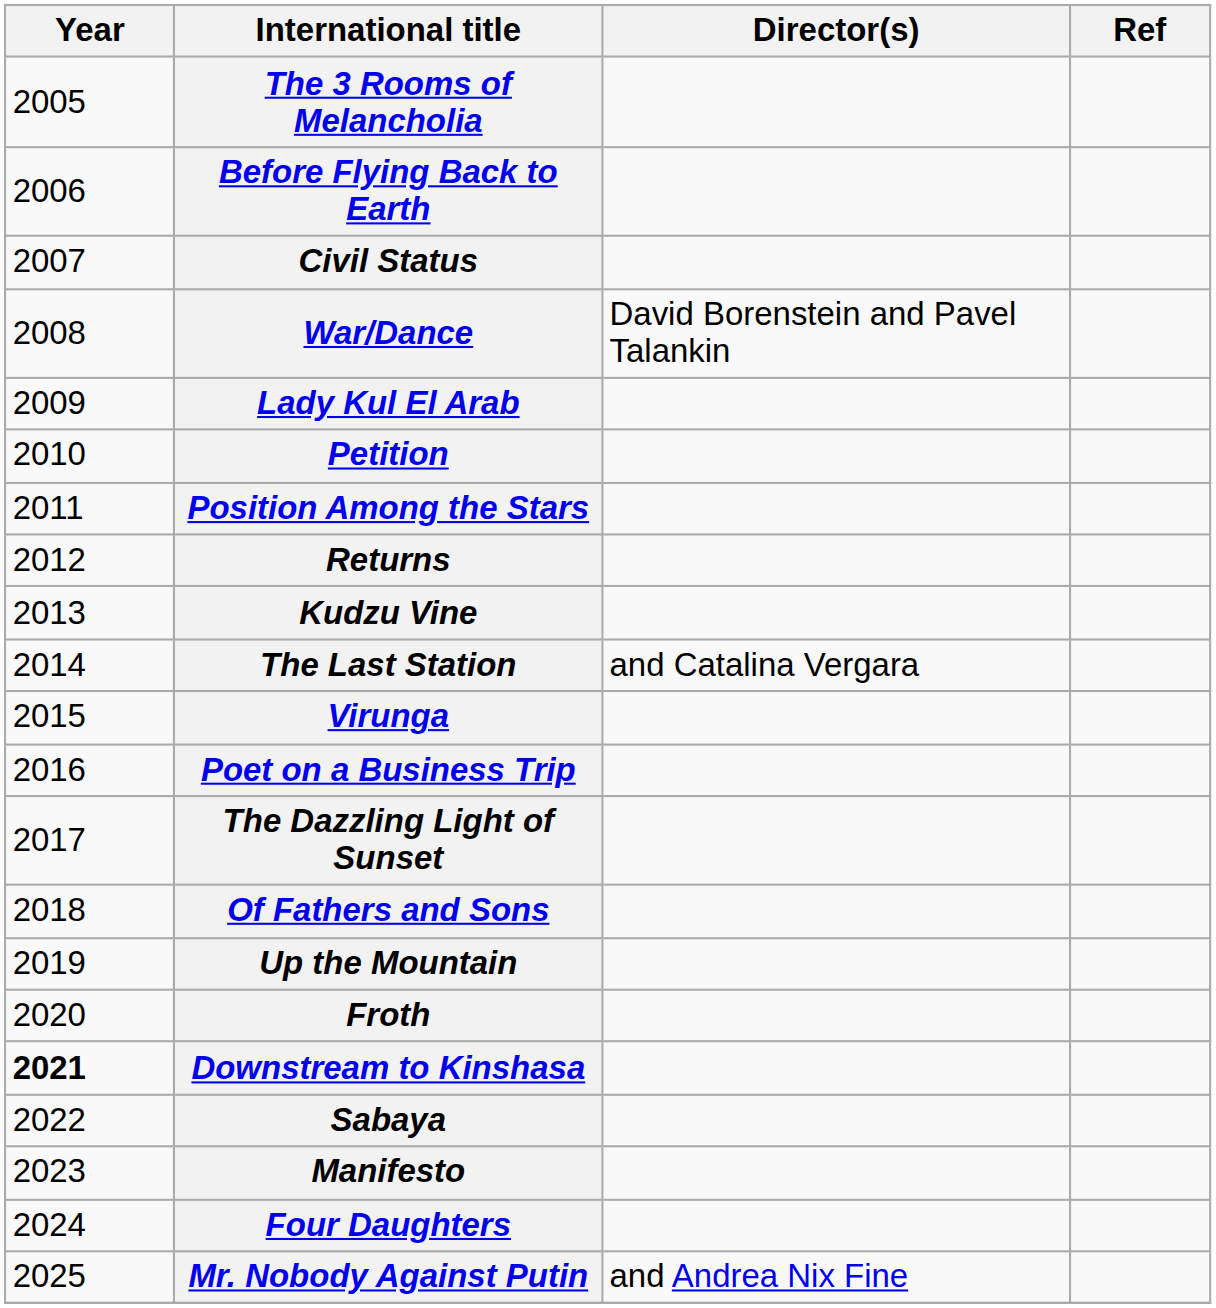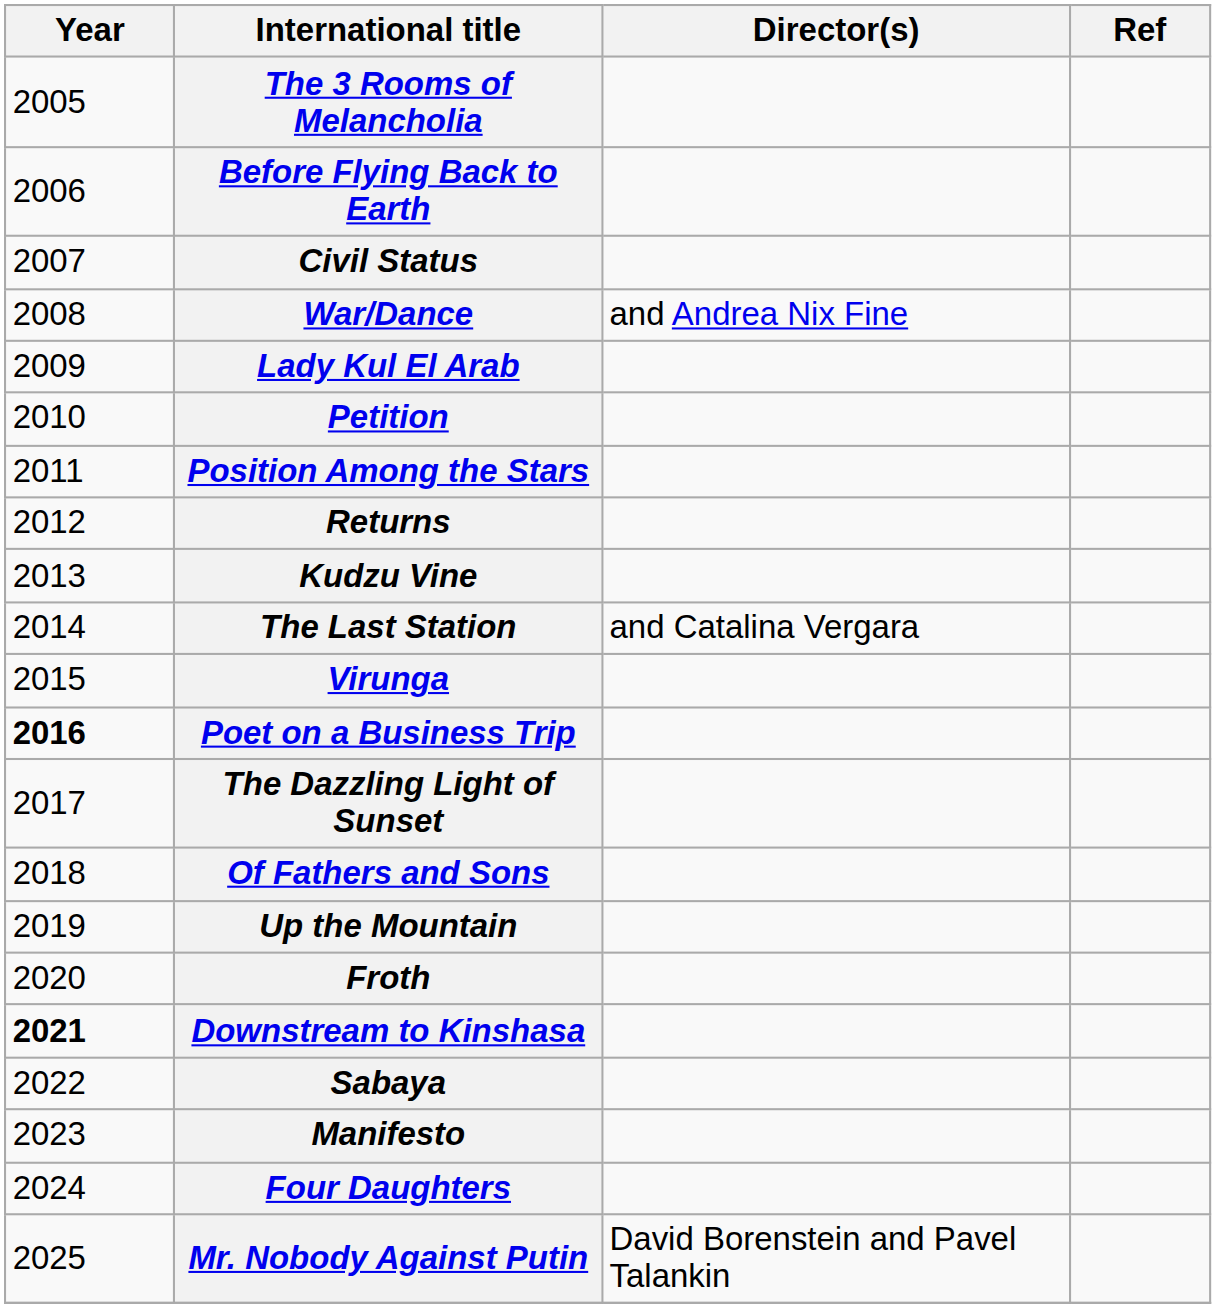(813, 332) David Borenstein and Pavel Talankin -> (759, 313) and Andrea Nix Fine
(49, 769) normal -> (49, 732) bold
(759, 1276) and Andrea Nix Fine -> (813, 1258) David Borenstein and Pavel Talankin
